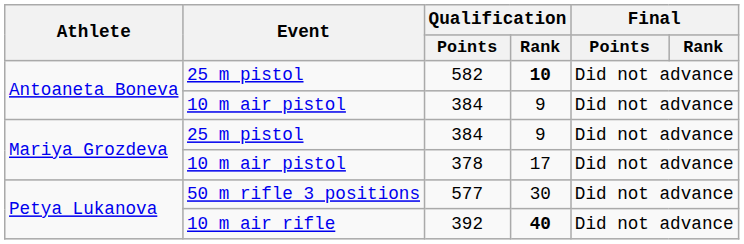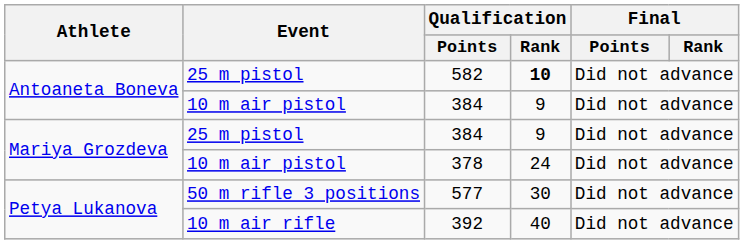(540, 164) 17 -> (540, 164) 24
(540, 224) bold -> (540, 224) normal
